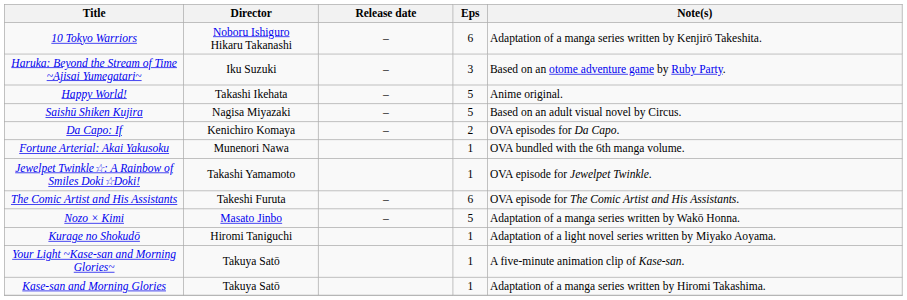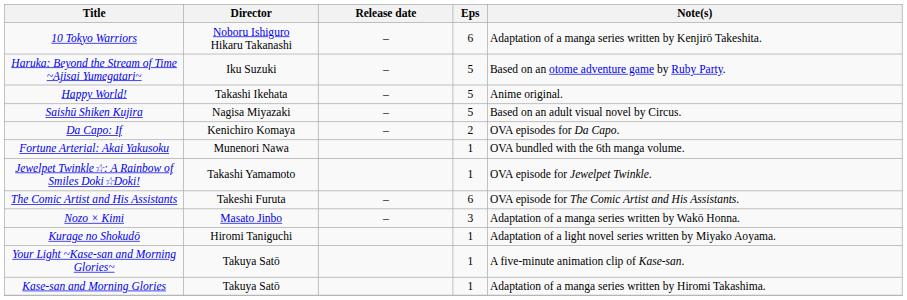(470, 69) 3 -> (470, 69) 5
(470, 218) 5 -> (470, 218) 3
